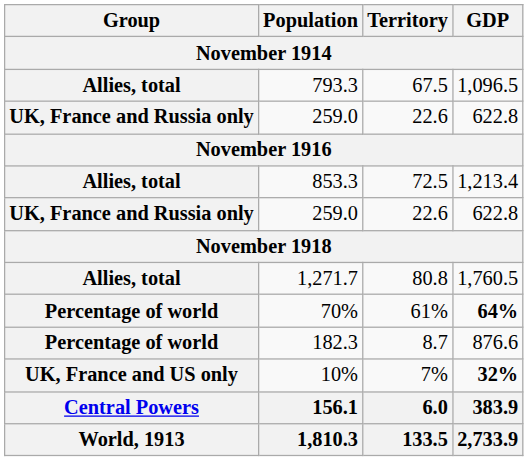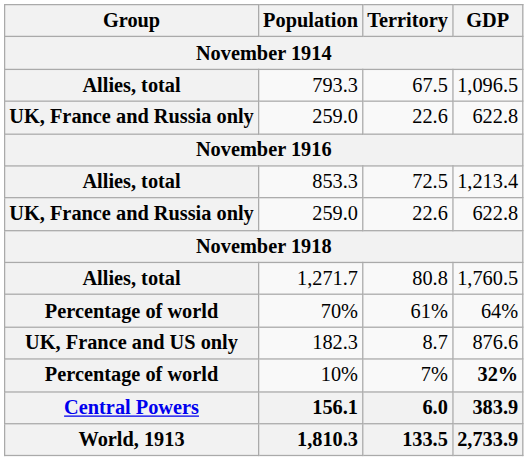(498, 310) bold -> (500, 310) normal
(132, 342) Percentage of world -> (132, 342) UK, France and US only
(132, 375) UK, France and US only -> (132, 375) Percentage of world
